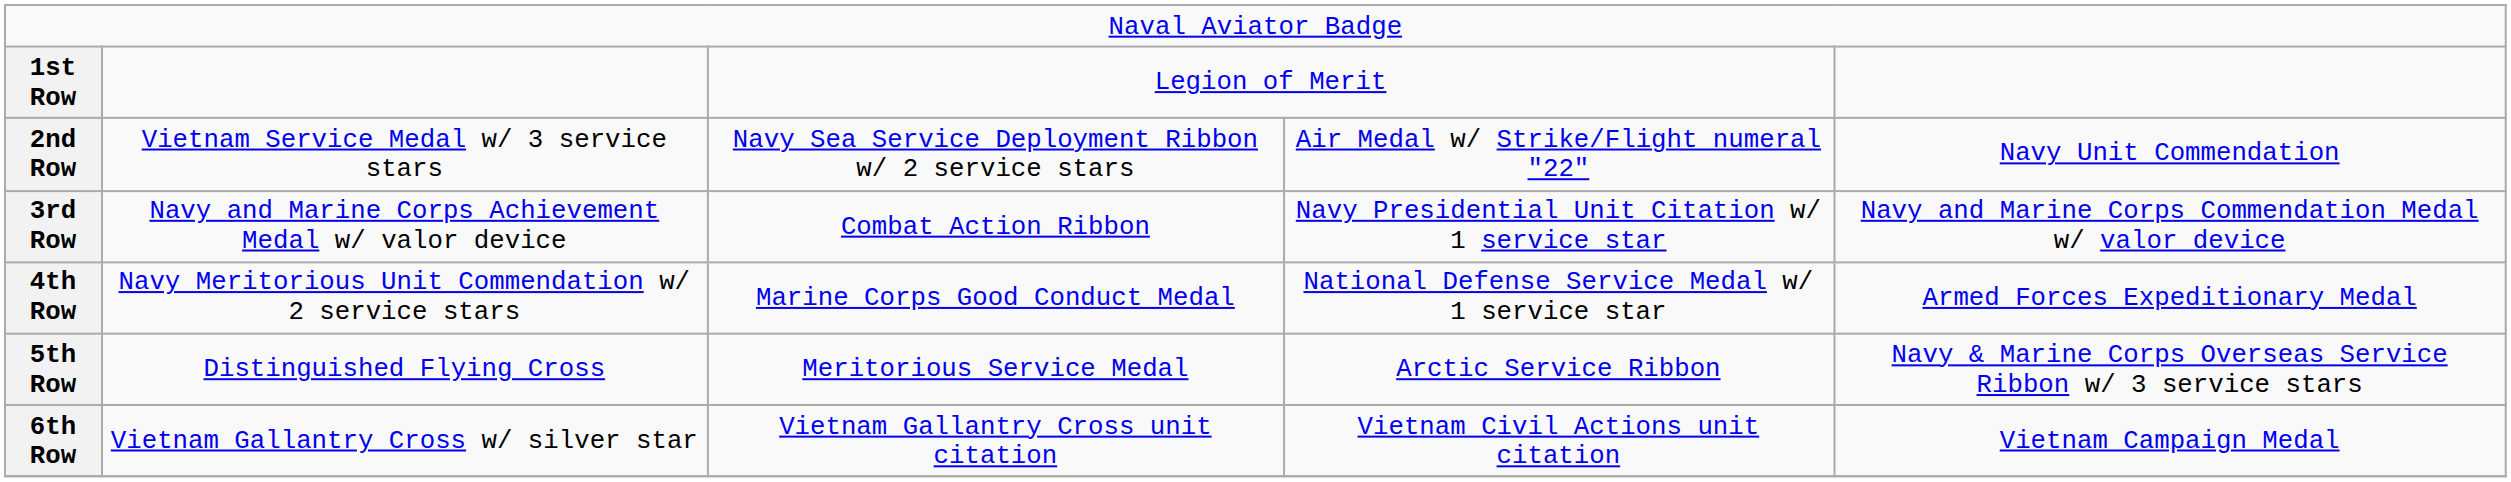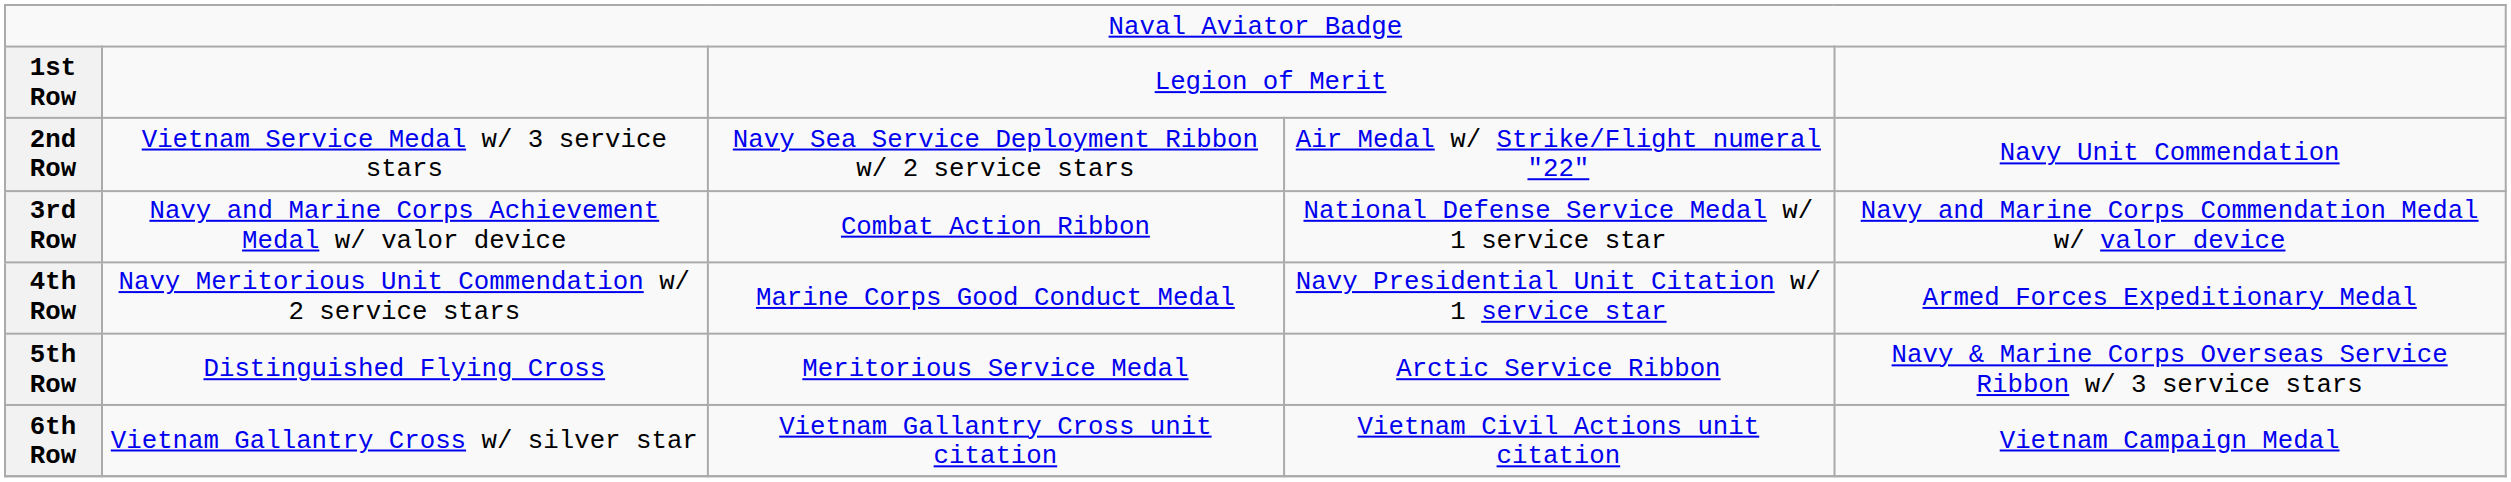(1558, 226) Navy Presidential Unit Citation w/ 1 service star -> (1558, 226) National Defense Service Medal w/ 1 service star
(1558, 298) National Defense Service Medal w/ 1 service star -> (1558, 298) Navy Presidential Unit Citation w/ 1 service star
